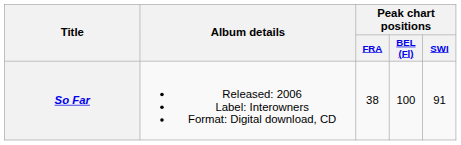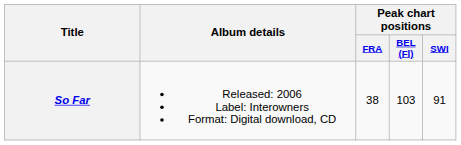(406, 100) 100 -> (406, 100) 103
